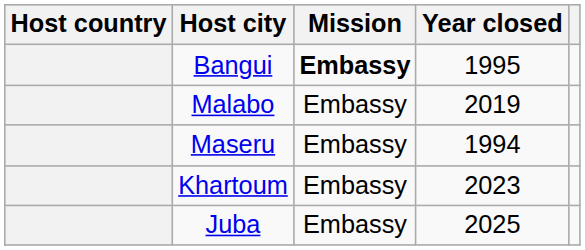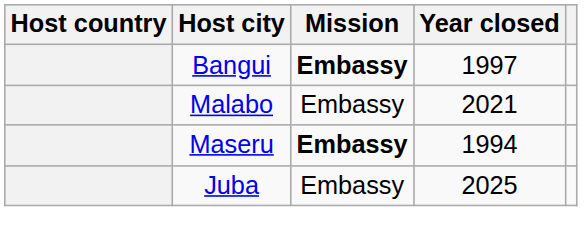(492, 64) 1995 -> (490, 64) 1997
(492, 104) 2019 -> (490, 104) 2021
(355, 144) normal -> (352, 144) bold
- row: (233, 184)
